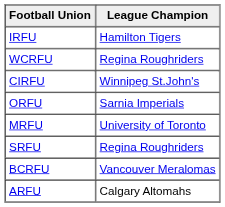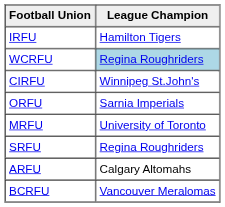(152, 59) no background -> (152, 59) lightblue background
rows swapped: (25, 191) <-> (29, 169)
